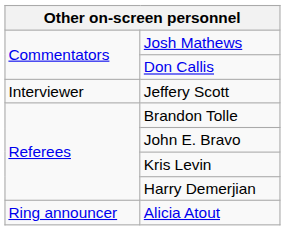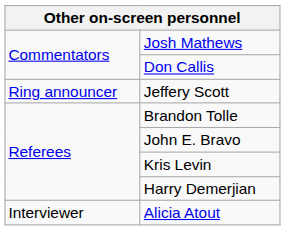(46, 91) Interviewer -> (63, 91) Ring announcer
(63, 213) Ring announcer -> (46, 213) Interviewer
